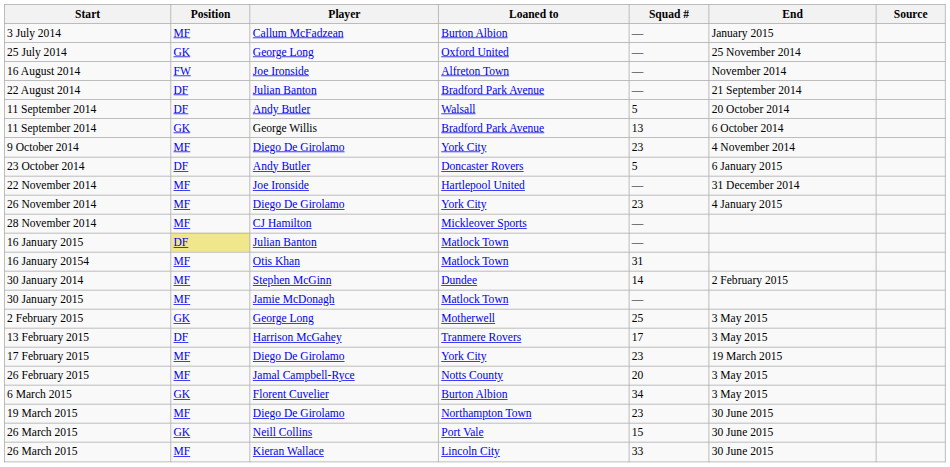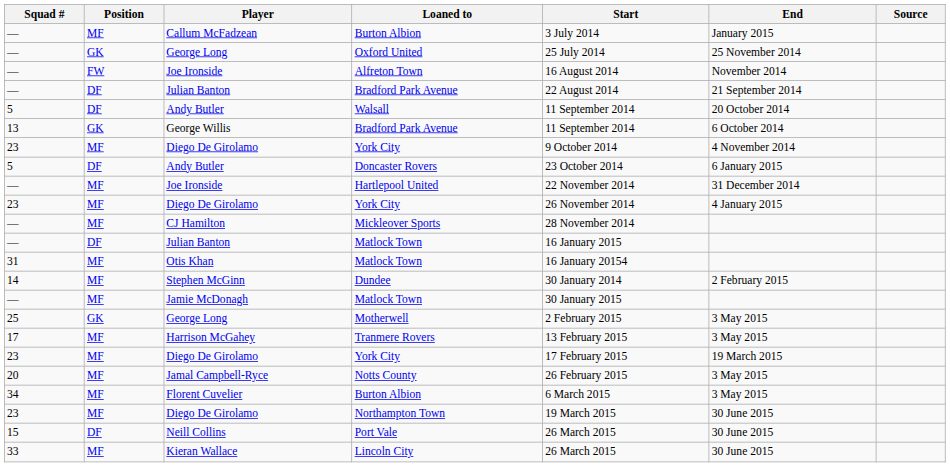columns swapped: (669, 14) <-> (88, 14)
(181, 242) khaki background -> (94, 242) no background
(181, 338) DF -> (95, 338) MF
(182, 395) GK -> (95, 395) MF
(182, 433) GK -> (94, 433) DF
